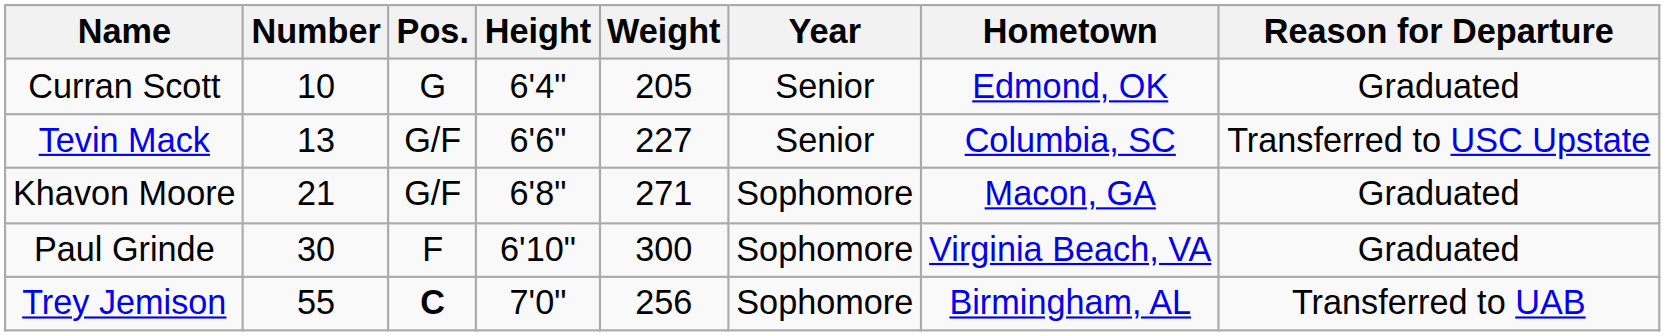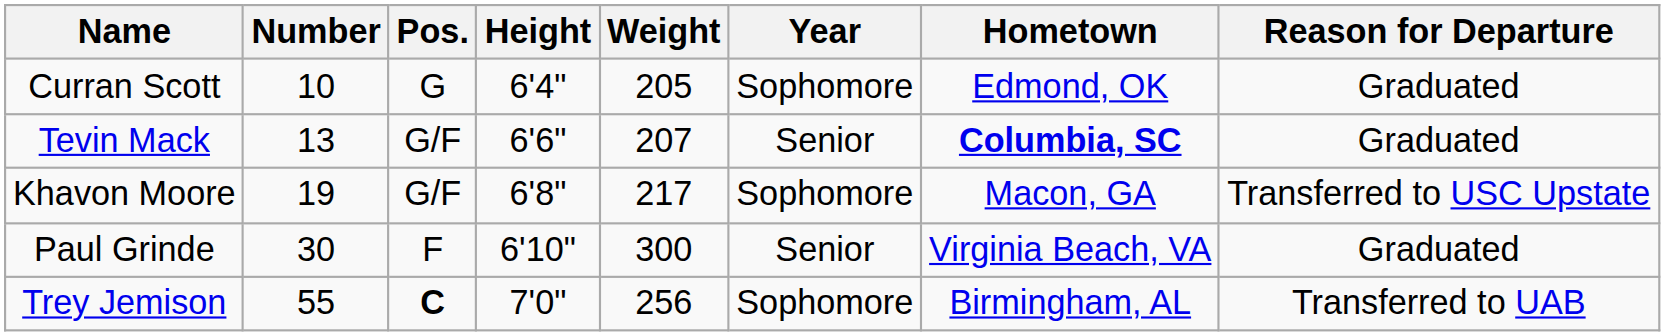(825, 85) Senior -> (825, 85) Sophomore
(664, 140) 227 -> (664, 140) 207
(1070, 140) normal -> (1070, 140) bold
(1439, 140) Transferred to USC Upstate -> (1439, 140) Graduated
(316, 194) 21 -> (316, 194) 19
(664, 194) 271 -> (664, 194) 217
(1439, 194) Graduated -> (1439, 194) Transferred to USC Upstate
(825, 248) Sophomore -> (825, 248) Senior
